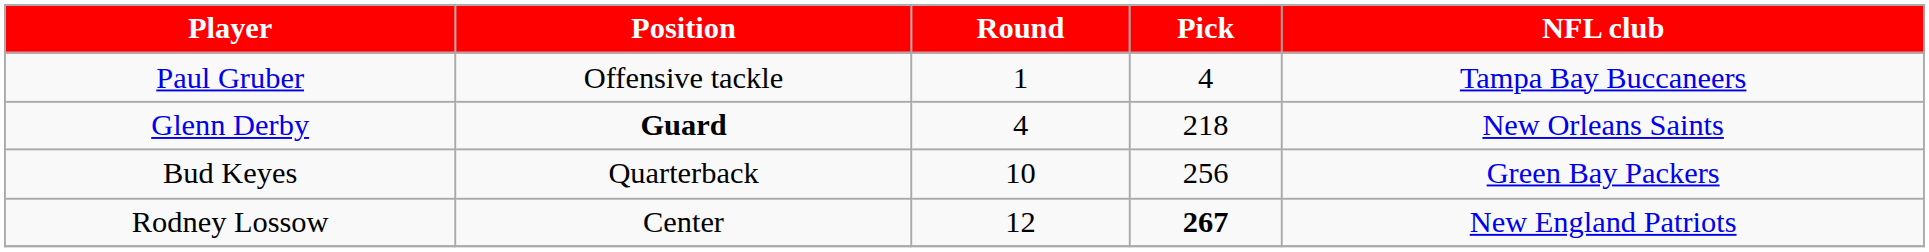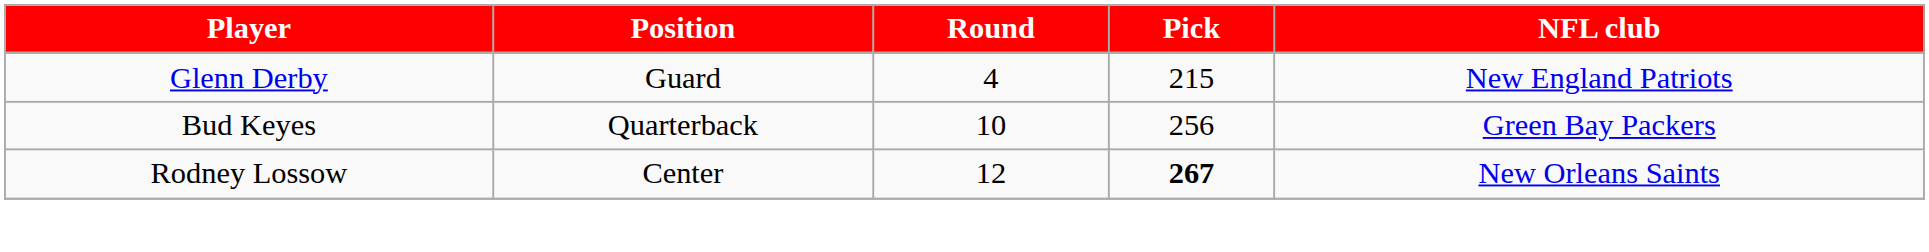- row: (230, 76)
(683, 125) bold -> (683, 76) normal
(1206, 125) 218 -> (1191, 76) 215
(1603, 125) New Orleans Saints -> (1599, 76) New England Patriots
(1603, 221) New England Patriots -> (1599, 173) New Orleans Saints
